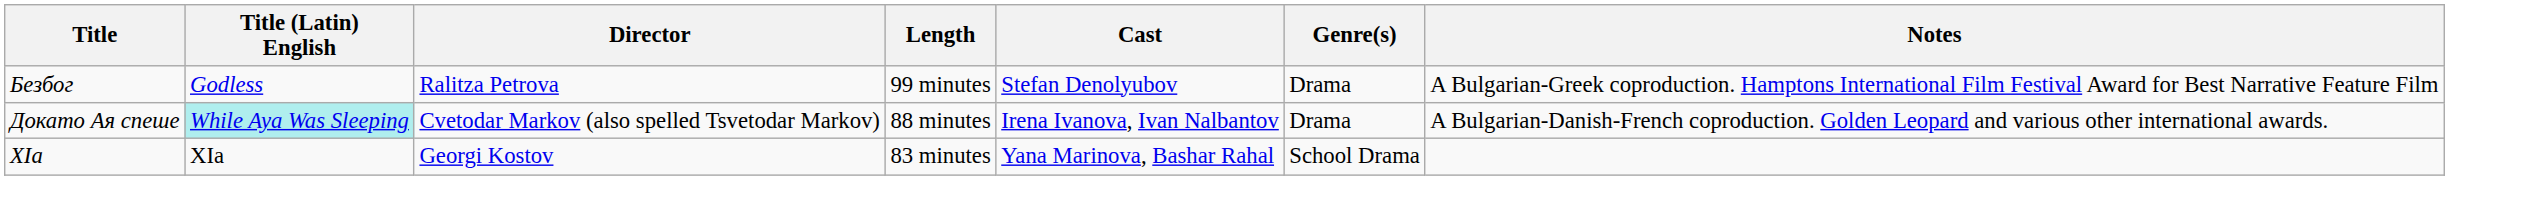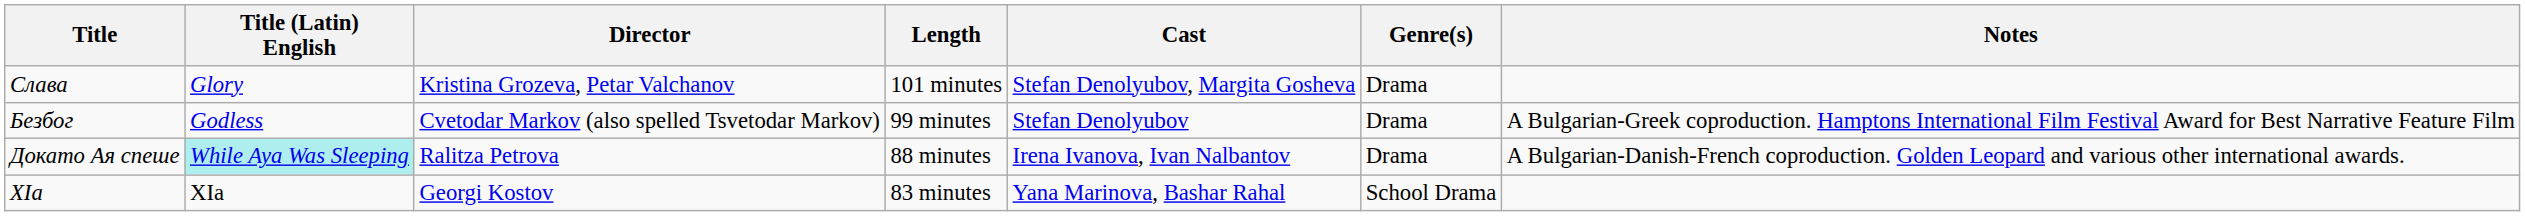+ row: (39, 84)
(489, 84) Ralitza Petrova -> (650, 120) Cvetodar Markov (also spelled Tsvetodar Markov)
(650, 120) Cvetodar Markov (also spelled Tsvetodar Markov) -> (489, 156) Ralitza Petrova
